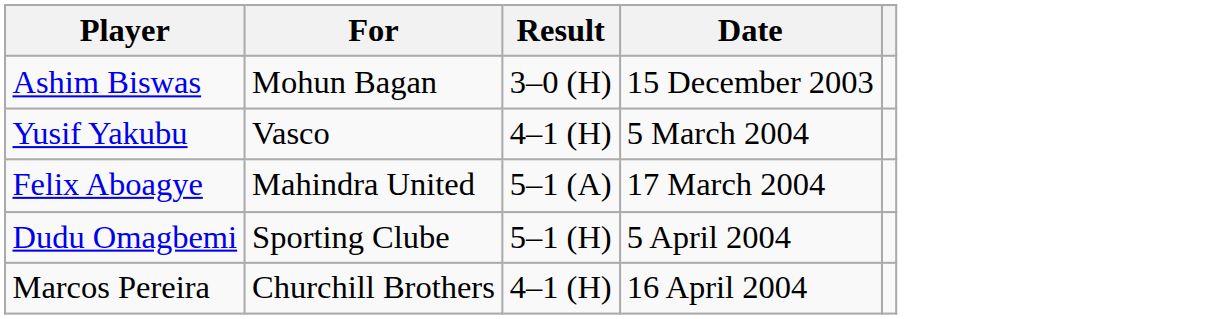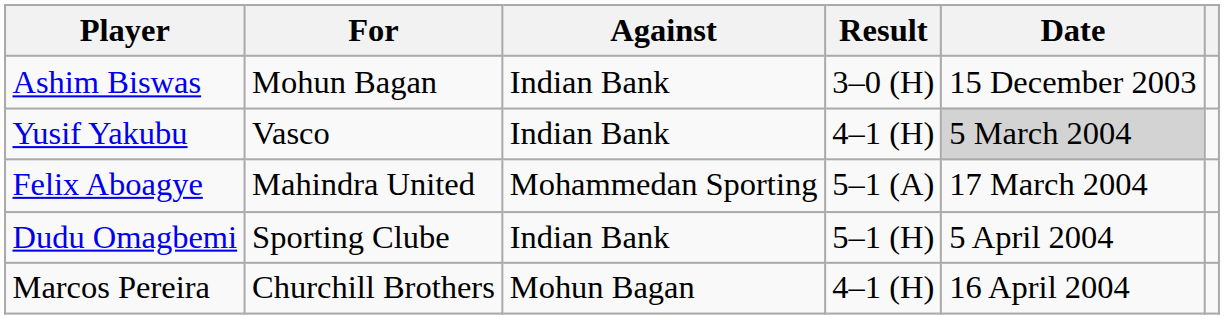+ column: (664, 30)
(718, 133) no background -> (1040, 133) lightgrey background
